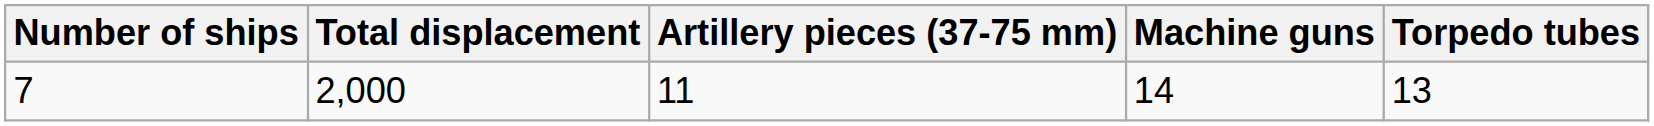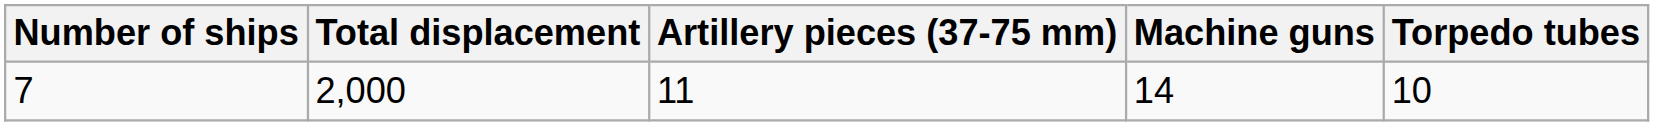(1412, 90) 13 -> (1412, 90) 10
